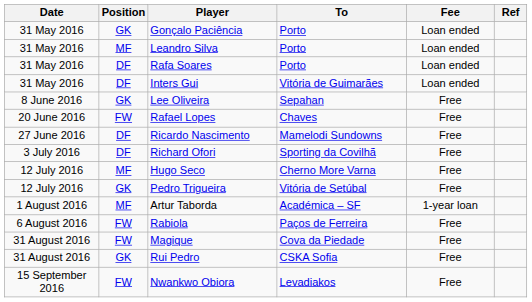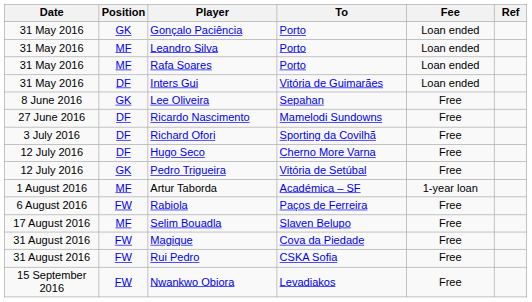(123, 65) DF -> (123, 65) MF
- row: (183, 118)
(123, 170) MF -> (123, 153) DF
+ row: (186, 223)
(123, 258) GK -> (123, 258) FW
